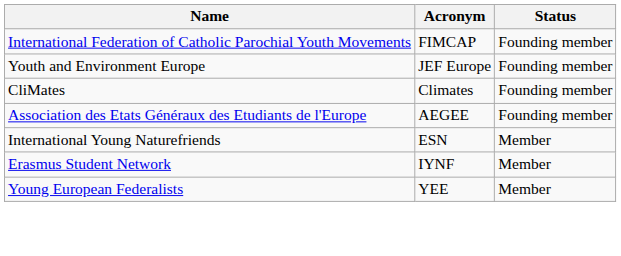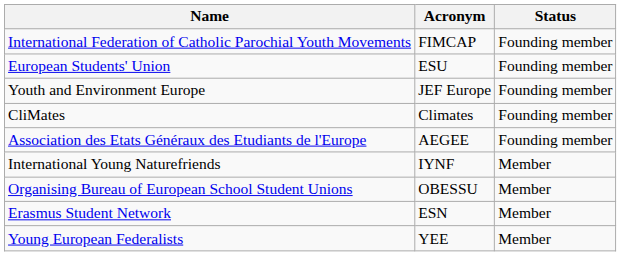+ row: (89, 66)
(433, 139) ESN -> (436, 164) IYNF
+ row: (180, 189)
(436, 164) IYNF -> (433, 213) ESN
